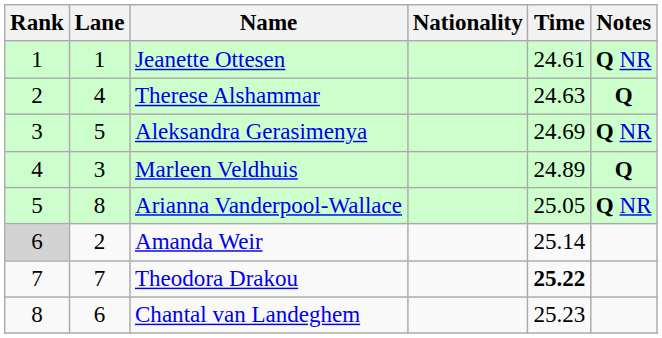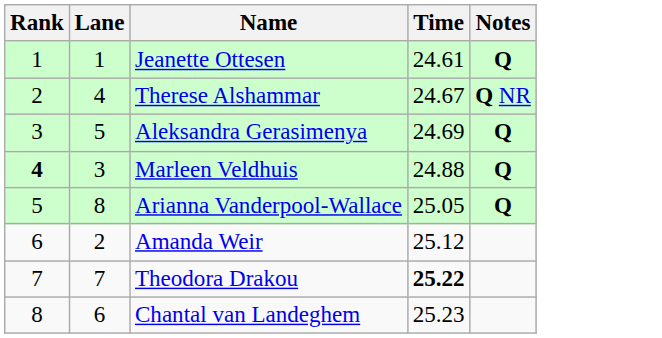- column: (468, 22)
(624, 59) Q NR -> (503, 59) Q
(559, 95) 24.63 -> (439, 95) 24.67
(624, 95) Q -> (503, 95) Q NR
(624, 132) Q NR -> (503, 132) Q
(37, 168) normal -> (37, 168) bold
(559, 168) 24.89 -> (439, 168) 24.88
(624, 205) Q NR -> (503, 205) Q
(37, 242) lightgrey background -> (37, 242) no background
(559, 242) 25.14 -> (439, 242) 25.12
